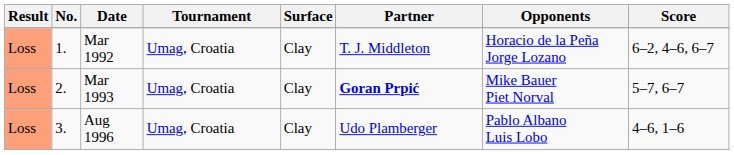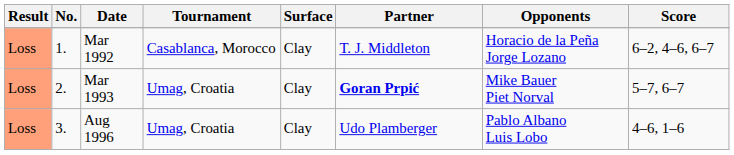(191, 48) Umag, Croatia -> (211, 48) Casablanca, Morocco
